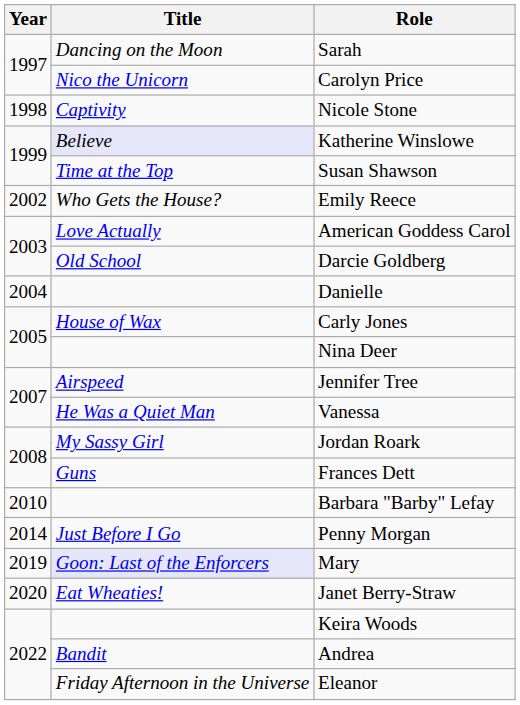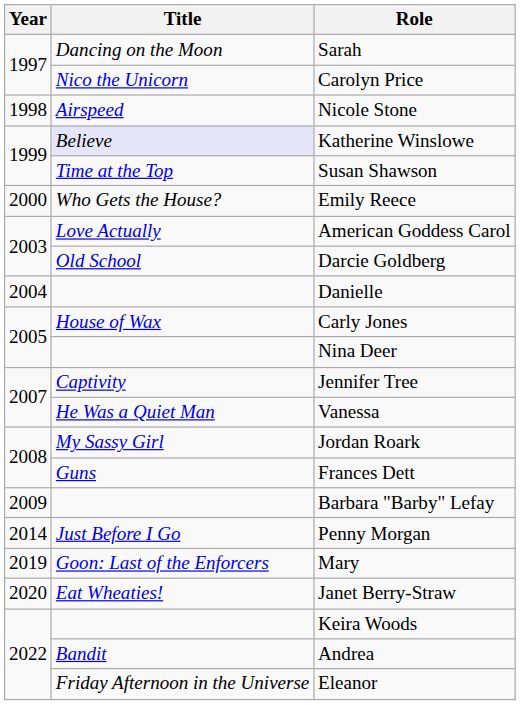(91, 110) Captivity -> (90, 110) Airspeed
(28, 200) 2002 -> (28, 200) 2000
(90, 381) Airspeed -> (91, 381) Captivity
(28, 502) 2010 -> (28, 502) 2009
(162, 563) lavender background -> (162, 563) no background
